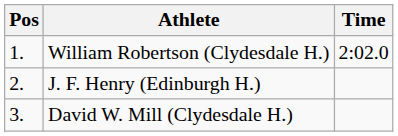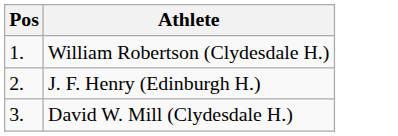- column: (364, 20)
